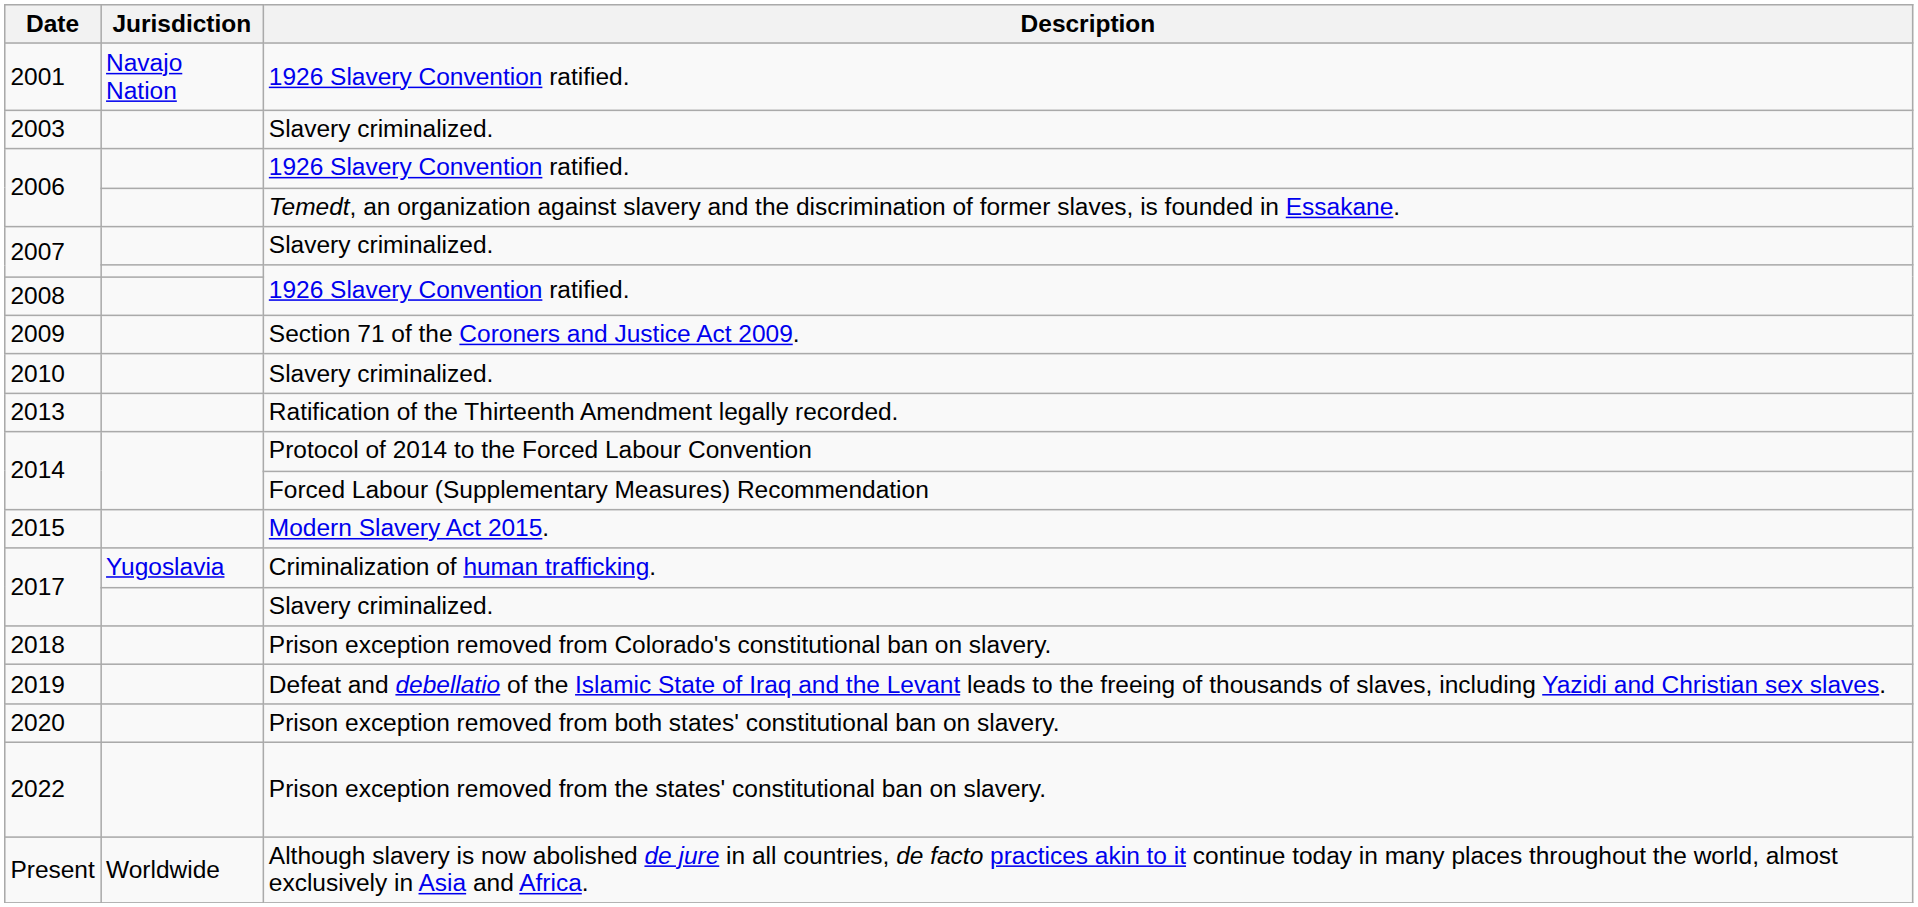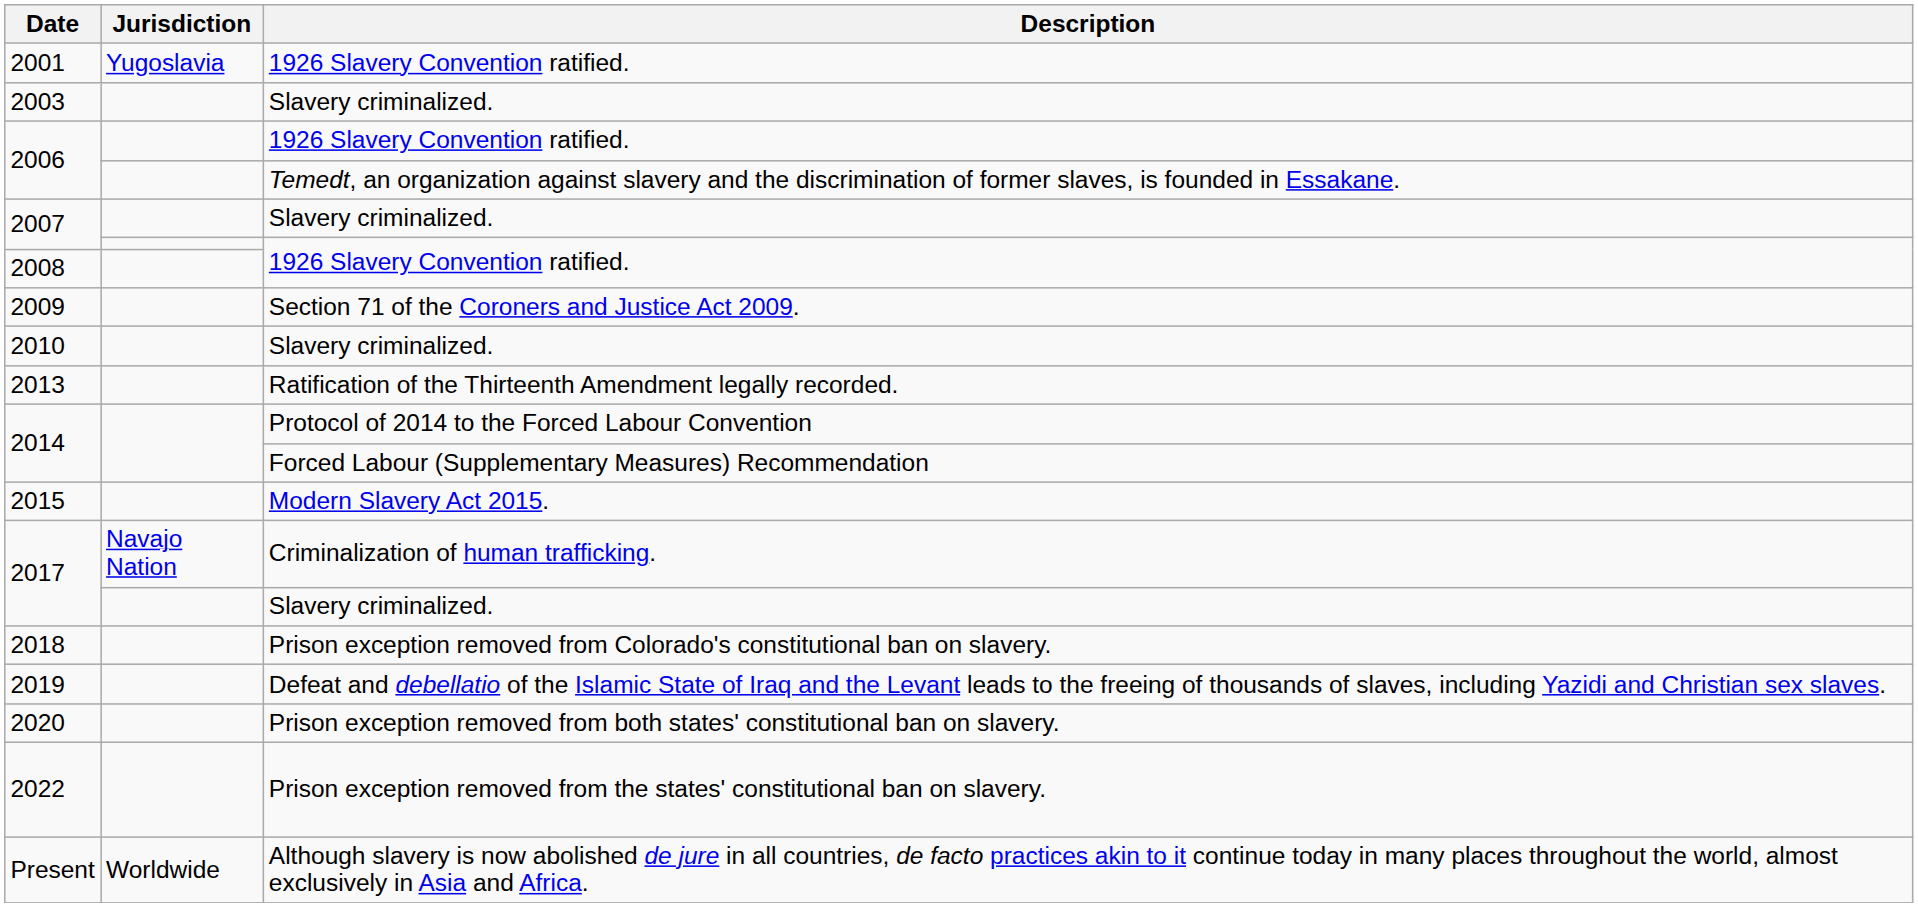(144, 76) Navajo Nation -> (165, 62) Yugoslavia
(165, 567) Yugoslavia -> (144, 553) Navajo Nation
